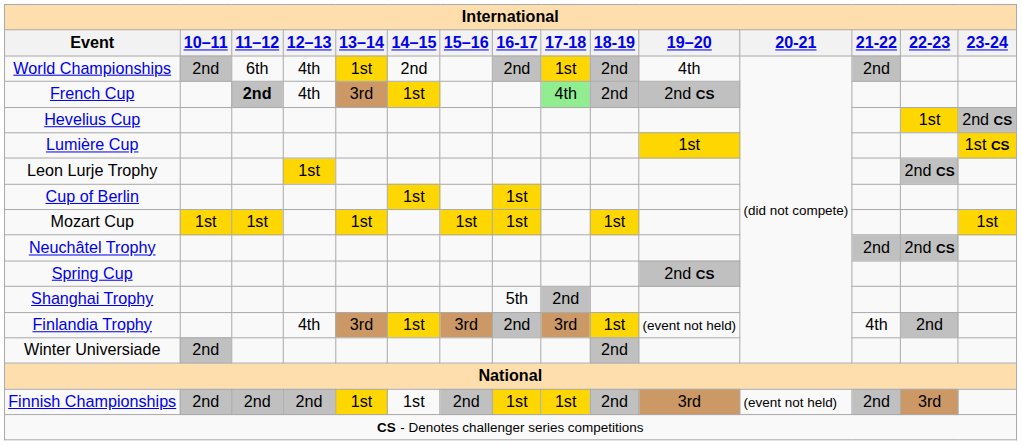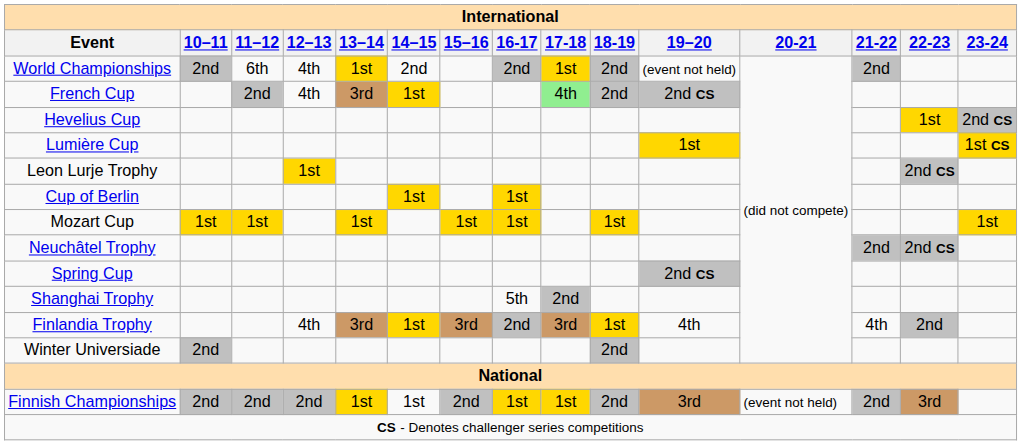(689, 68) 4th -> (689, 69) (event not held)
(257, 94) bold -> (257, 94) normal
(689, 325) (event not held) -> (689, 324) 4th
